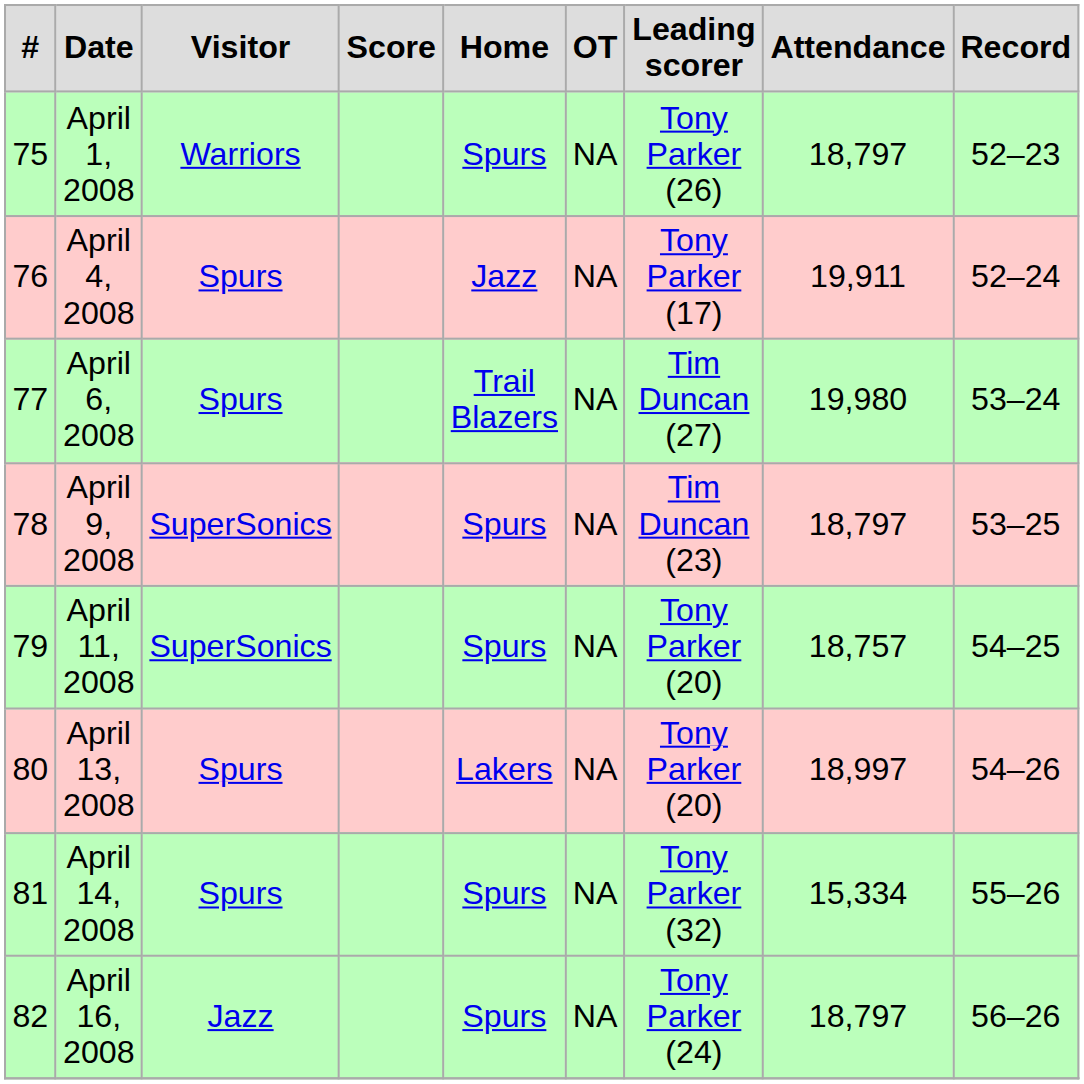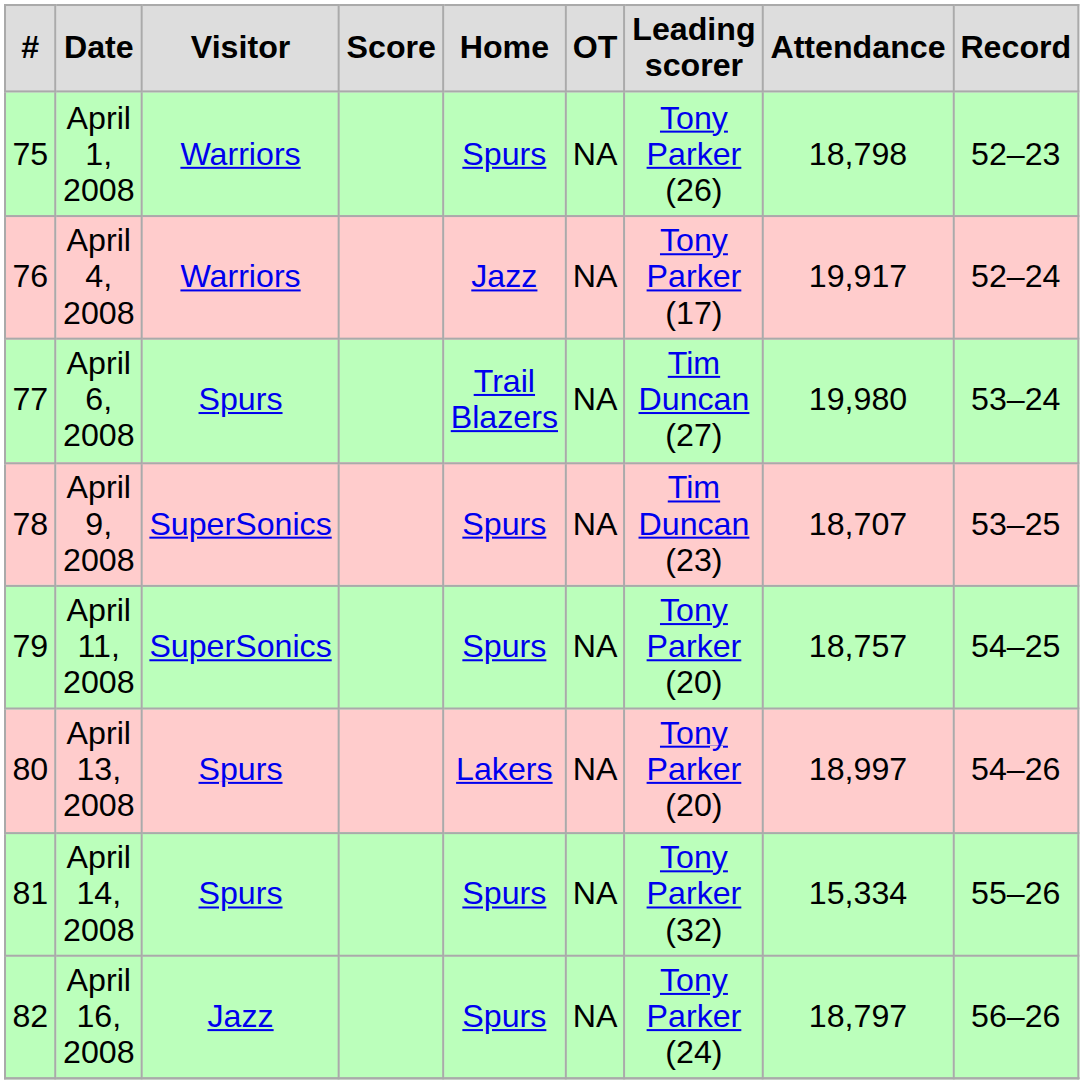(858, 153) 18,797 -> (858, 153) 18,798
(241, 276) Spurs -> (241, 276) Warriors
(858, 276) 19,911 -> (858, 276) 19,917
(858, 523) 18,797 -> (858, 523) 18,707
